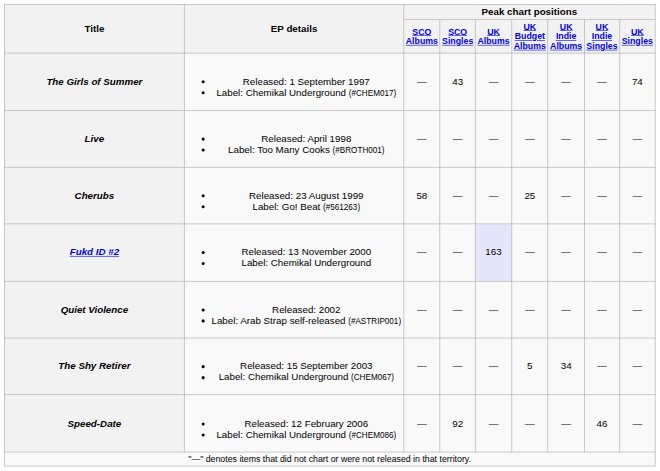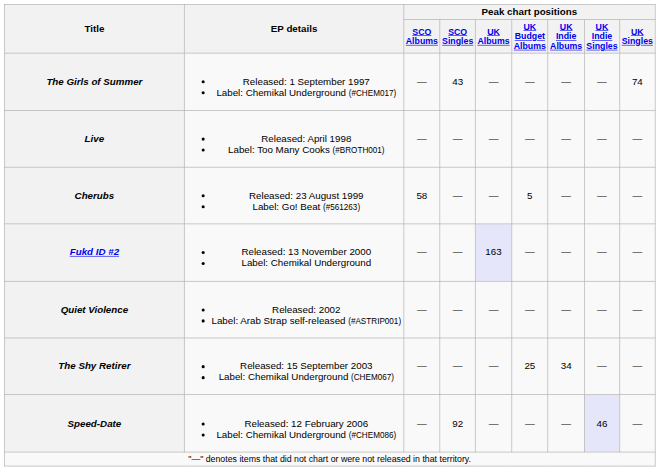(530, 195) 25 -> (530, 195) 5
(530, 366) 5 -> (530, 366) 25
(602, 423) no background -> (602, 423) lavender background
